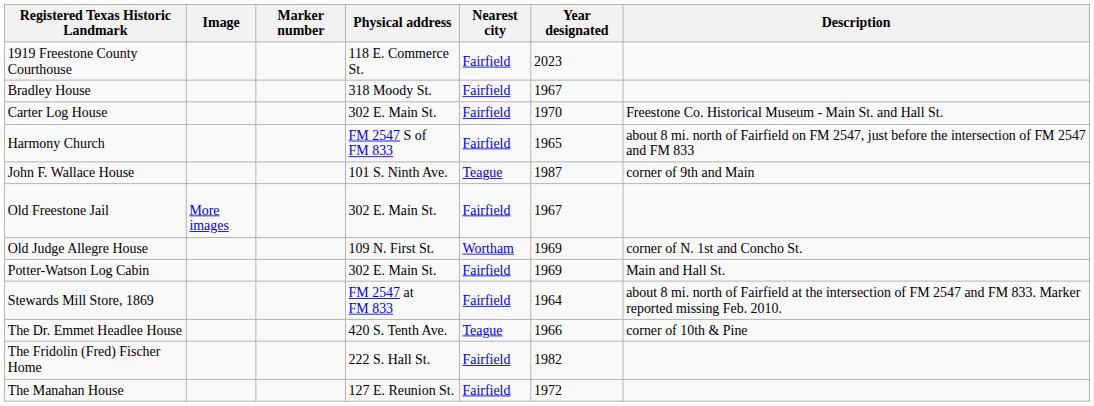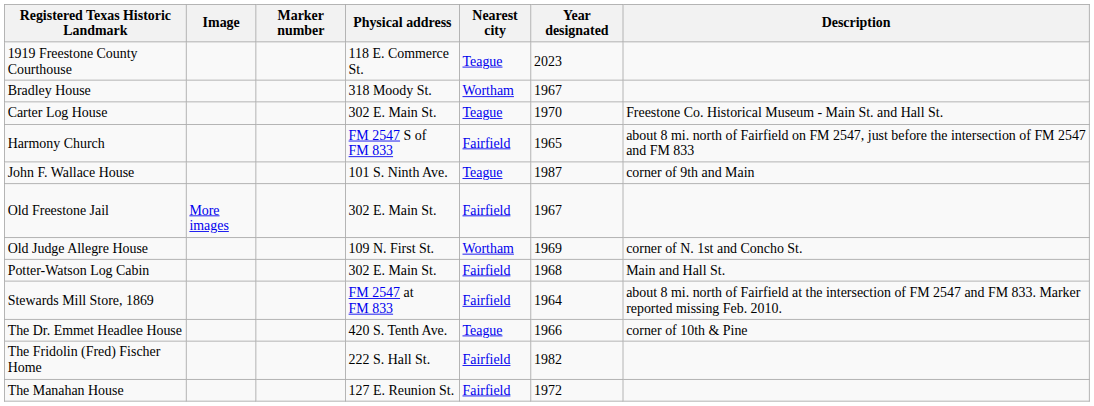(486, 61) Fairfield -> (482, 61) Teague
(486, 91) Fairfield -> (488, 91) Wortham
(486, 113) Fairfield -> (482, 113) Teague
(548, 270) 1969 -> (548, 270) 1968
